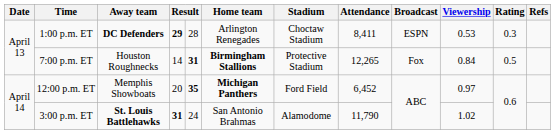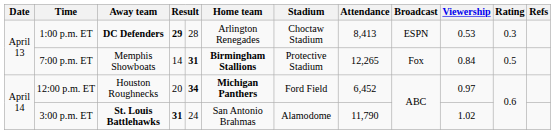(365, 34) 8,411 -> (365, 34) 8,413
(133, 61) Houston Roughnecks -> (133, 61) Memphis Showboats
(133, 88) Memphis Showboats -> (133, 88) Houston Roughnecks
(193, 88) 35 -> (193, 88) 34
